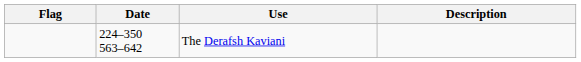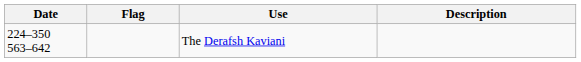columns swapped: (50, 14) <-> (138, 14)
